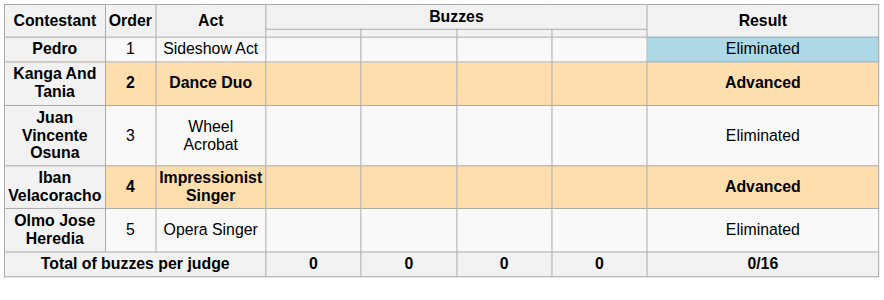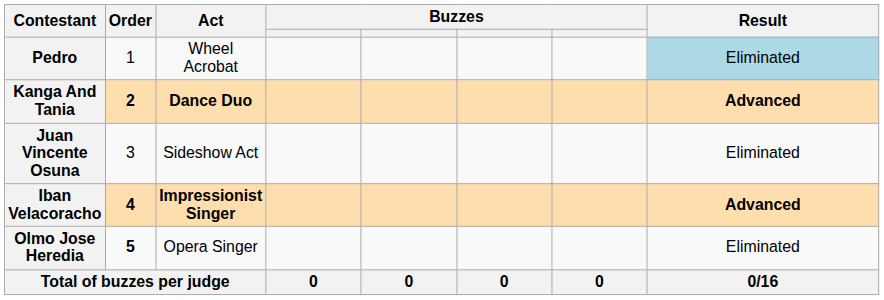(211, 49) Sideshow Act -> (211, 58) Wheel Acrobat
(211, 135) Wheel Acrobat -> (211, 153) Sideshow Act
(130, 230) normal -> (130, 247) bold
